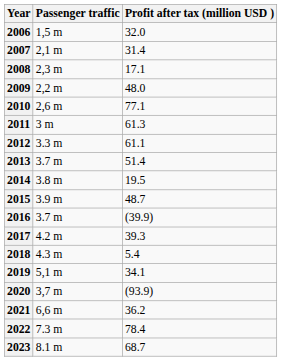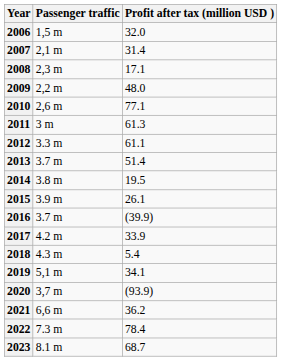(135, 198) 48.7 -> (135, 198) 26.1
(135, 236) 39.3 -> (135, 236) 33.9
